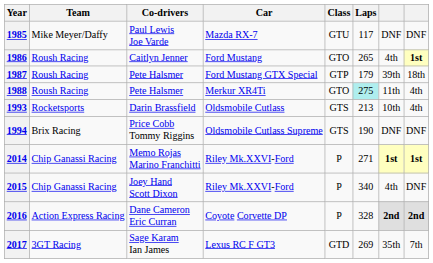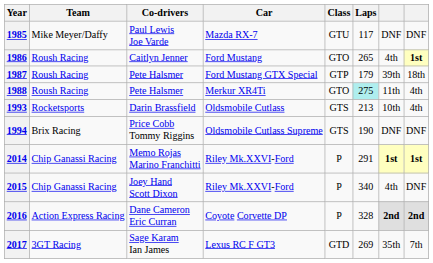(366, 159) 271 -> (366, 159) 291
